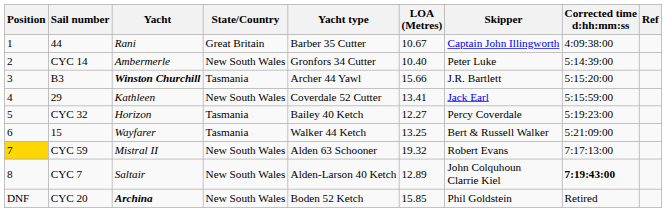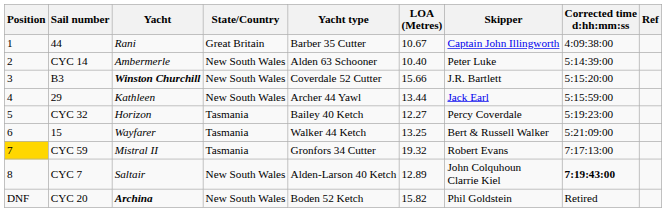(333, 61) Gronfors 34 Cutter -> (334, 61) Alden 63 Schooner
(227, 79) Tasmania -> (246, 79) New South Wales
(326, 79) Archer 44 Yawl -> (336, 79) Coverdale 52 Cutter
(336, 97) Coverdale 52 Cutter -> (326, 97) Archer 44 Yawl
(414, 97) 13.41 -> (414, 97) 13.44
(246, 150) New South Wales -> (227, 150) Tasmania
(334, 150) Alden 63 Schooner -> (333, 150) Gronfors 34 Cutter
(414, 198) 15.85 -> (414, 198) 15.82
